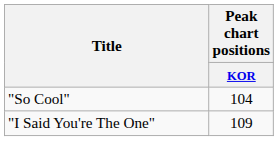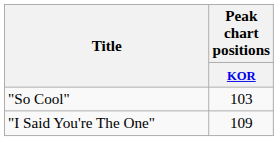(241, 98) 104 -> (241, 98) 103
